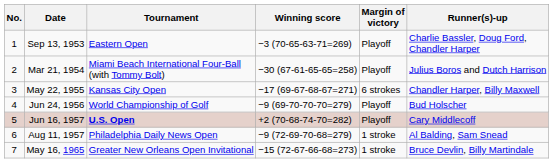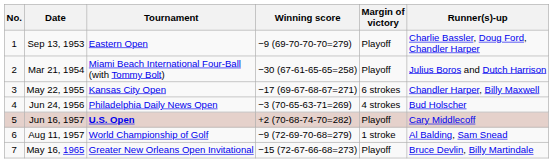(305, 43) −3 (70-65-63-71=269) -> (305, 43) −9 (69-70-70-70=279)
(149, 105) World Championship of Golf -> (153, 105) Philadelphia Daily News Open
(305, 105) −9 (69-70-70-70=279) -> (305, 105) −3 (70-65-63-71=269)
(376, 105) Playoff -> (381, 105) 4 strokes
(153, 135) Philadelphia Daily News Open -> (149, 135) World Championship of Golf
(379, 150) 1 stroke -> (376, 150) Playoff
